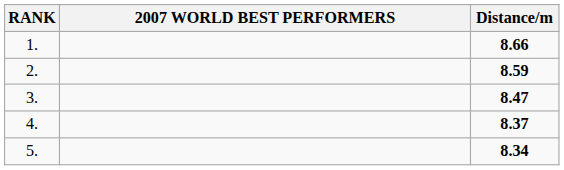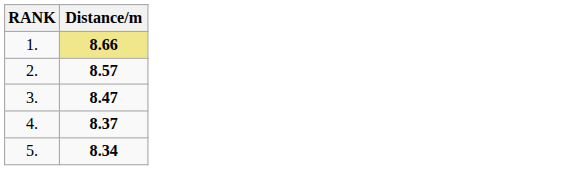- column: (265, 18)
(514, 44) no background -> (104, 44) khaki background
(514, 71) 8.59 -> (104, 71) 8.57
